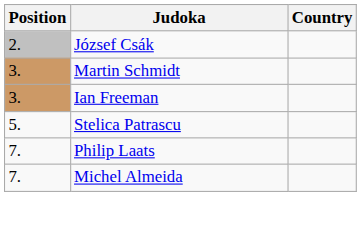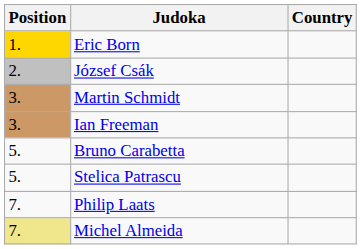+ row: (107, 44)
+ row: (129, 151)
(15, 177) no background -> (15, 230) khaki background
